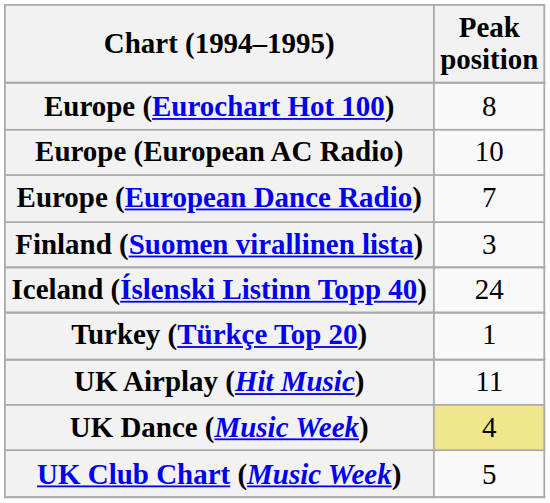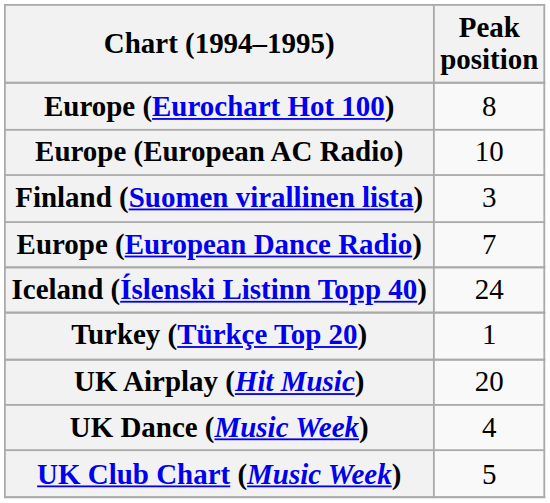rows swapped: (219, 197) <-> (219, 243)
(489, 381) 11 -> (489, 381) 20
(489, 427) khaki background -> (489, 427) no background
